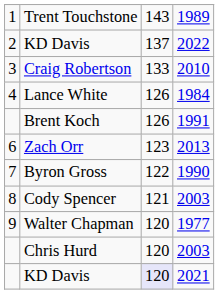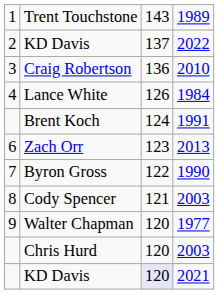(157, 69) 133 -> (157, 69) 136
(157, 120) 126 -> (157, 120) 124
